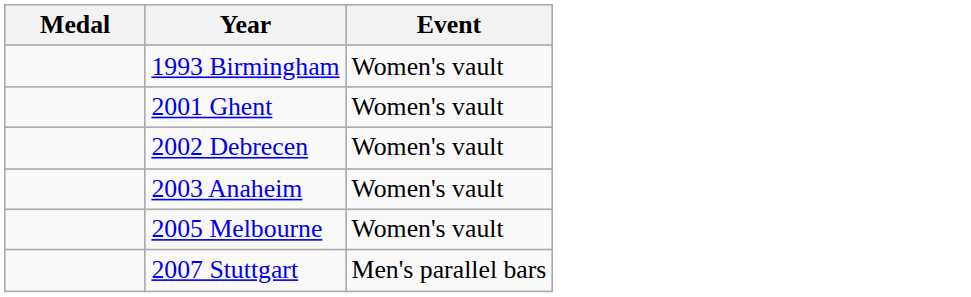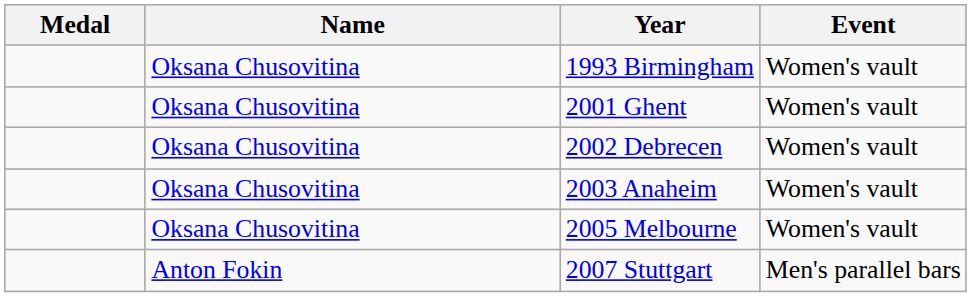+ column: (353, 24)
